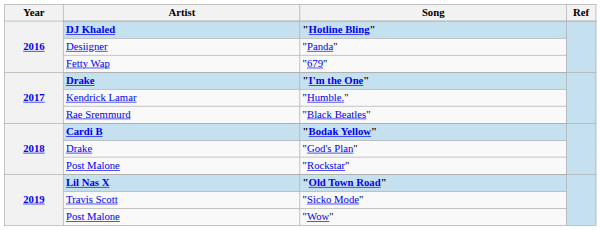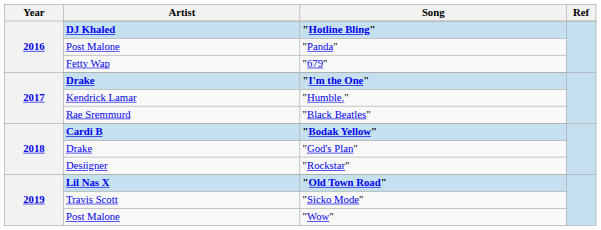(87, 47) Desiigner -> (93, 47) Post Malone
(93, 166) Post Malone -> (87, 166) Desiigner
